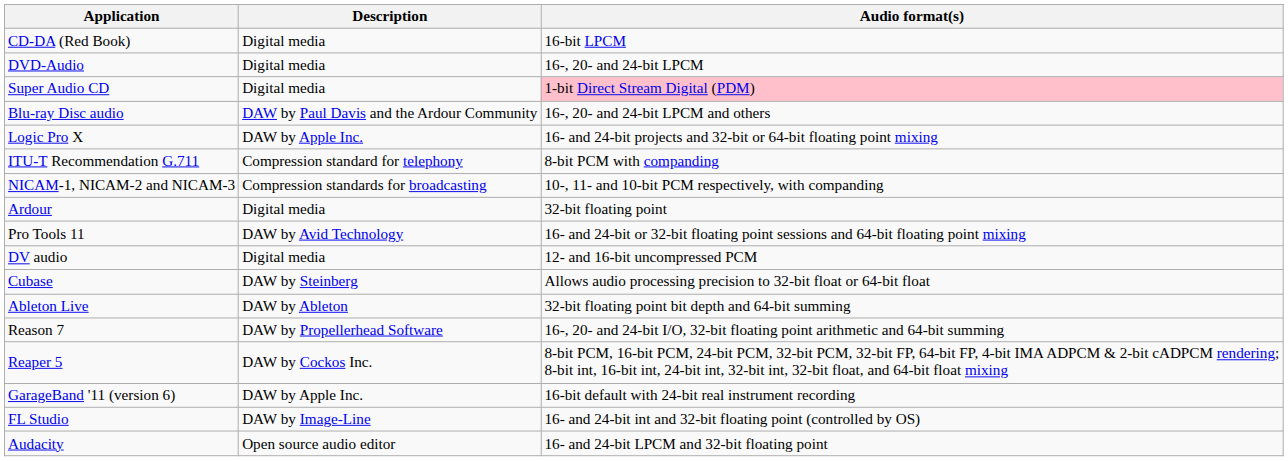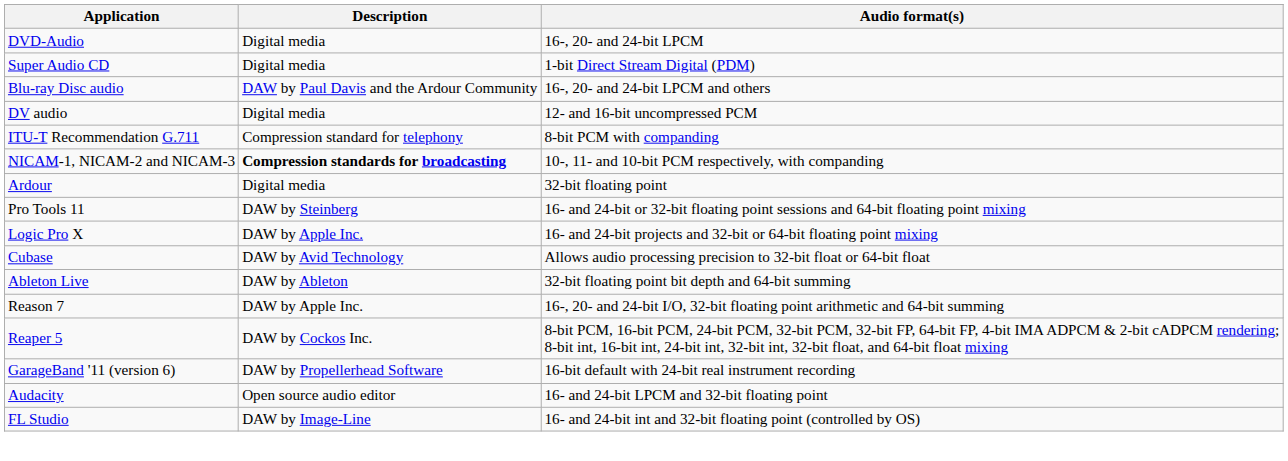- row: (69, 40)
(650, 88) pink background -> (650, 64) no background
rows swapped: (38, 257) <-> (46, 137)
(364, 185) normal -> (374, 161) bold
(323, 233) DAW by Avid Technology -> (300, 209) DAW by Steinberg
(300, 281) DAW by Steinberg -> (323, 257) DAW by Avid Technology
(342, 329) DAW by Propellerhead Software -> (303, 305) DAW by Apple Inc.
(303, 395) DAW by Apple Inc. -> (342, 371) DAW by Propellerhead Software
rows swapped: (36, 443) <-> (38, 419)
